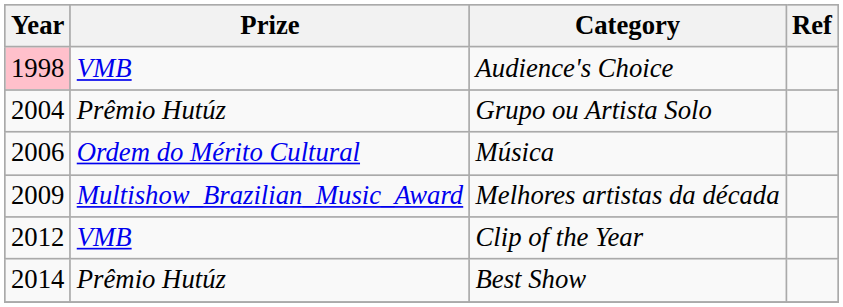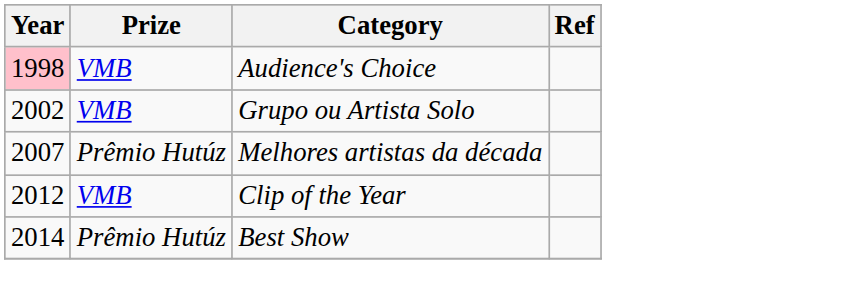(38, 110) 2004 -> (38, 110) 2002
(151, 110) Prêmio Hutúz -> (104, 110) VMB
- row: (515, 152)
(38, 195) 2009 -> (38, 152) 2007
(270, 195) Multishow_Brazilian_Music_Award -> (151, 152) Prêmio Hutúz
